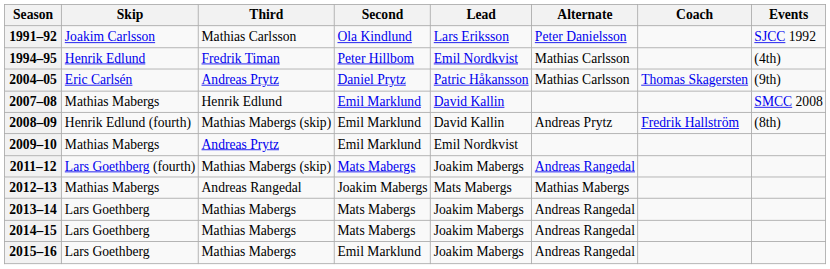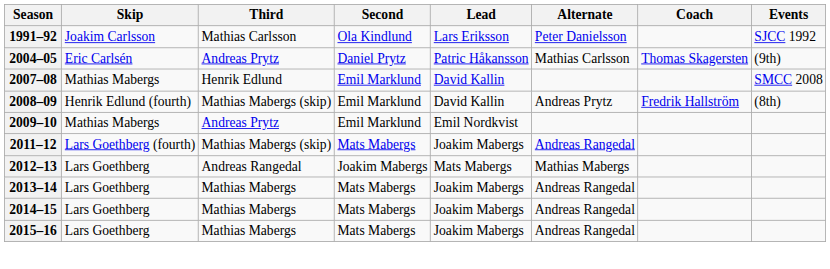- row: (33, 58)
(112, 187) Mathias Mabergs -> (107, 166) Lars Goethberg
(379, 252) Emil Marklund -> (376, 230) Mats Mabergs
